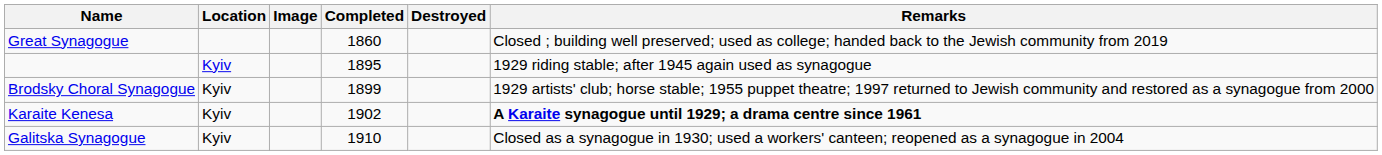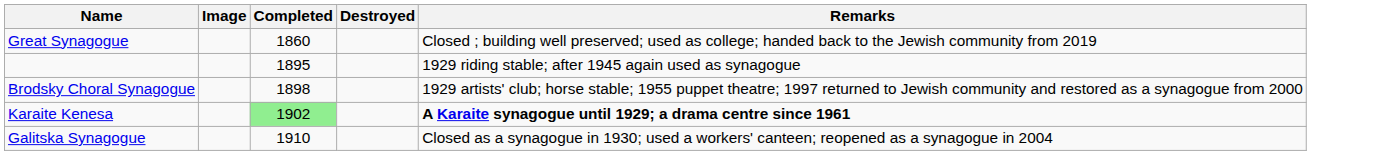- column: (234, 16)
(364, 89) 1899 -> (293, 89) 1898
(364, 114) no background -> (293, 114) lightgreen background
